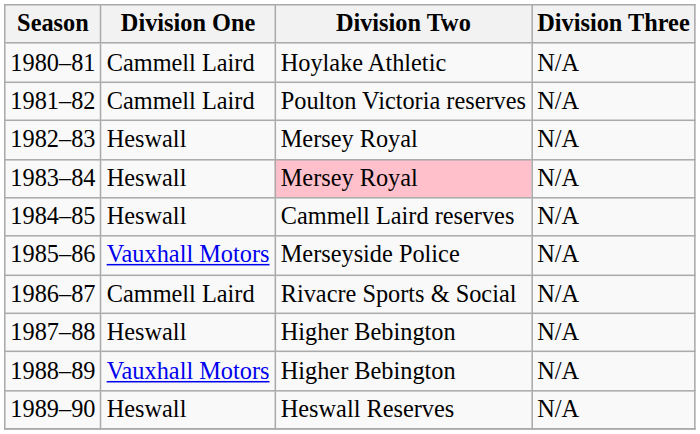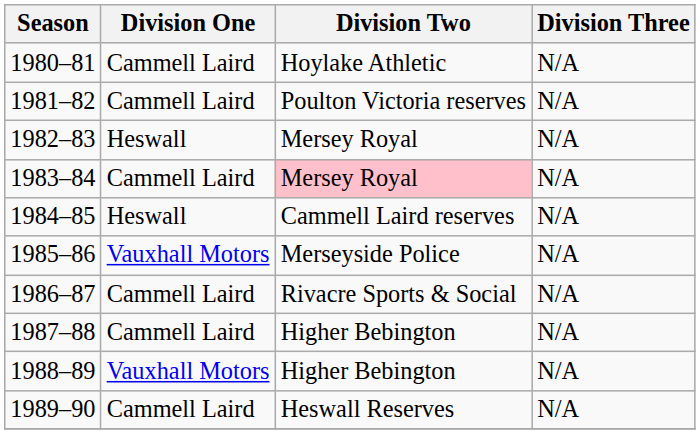(147, 178) Heswall -> (181, 178) Cammell Laird
(147, 332) Heswall -> (181, 332) Cammell Laird
(147, 409) Heswall -> (181, 409) Cammell Laird
